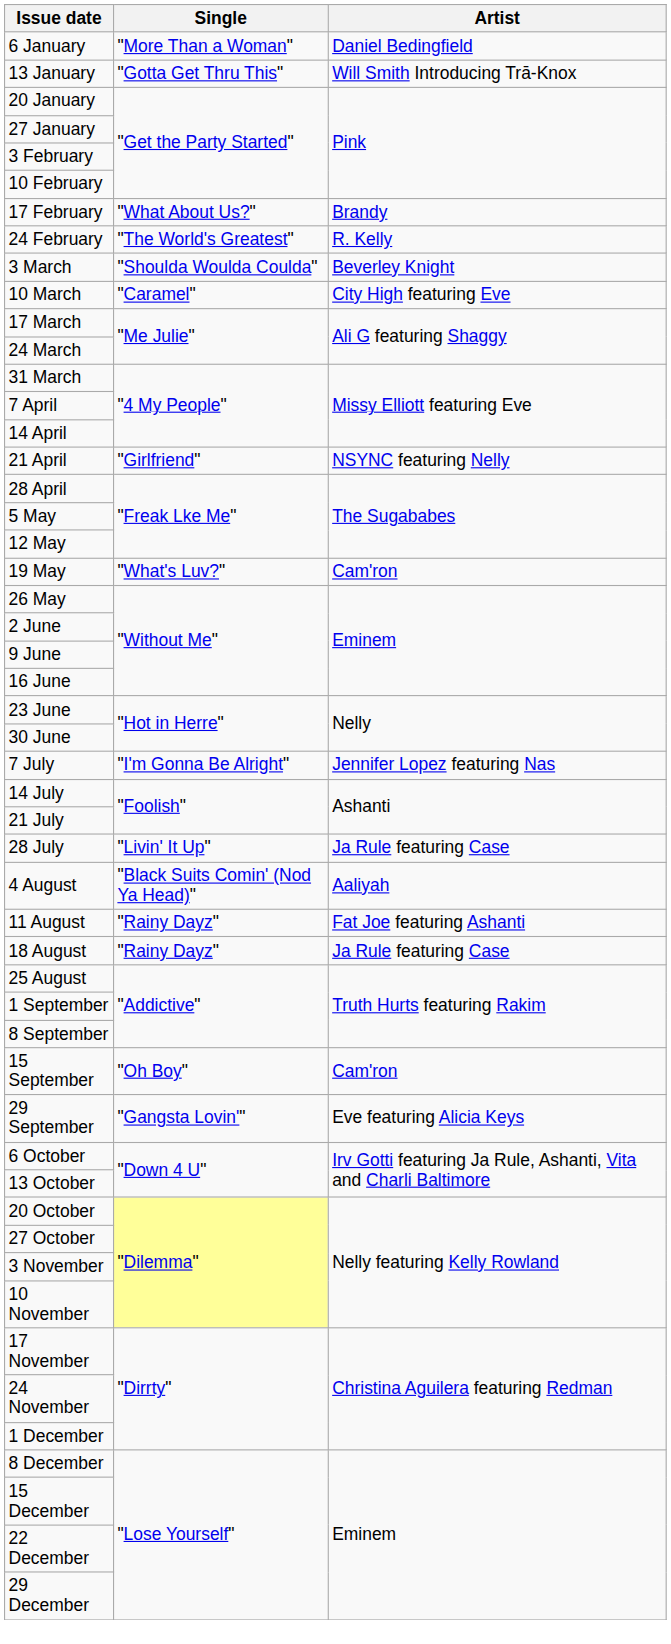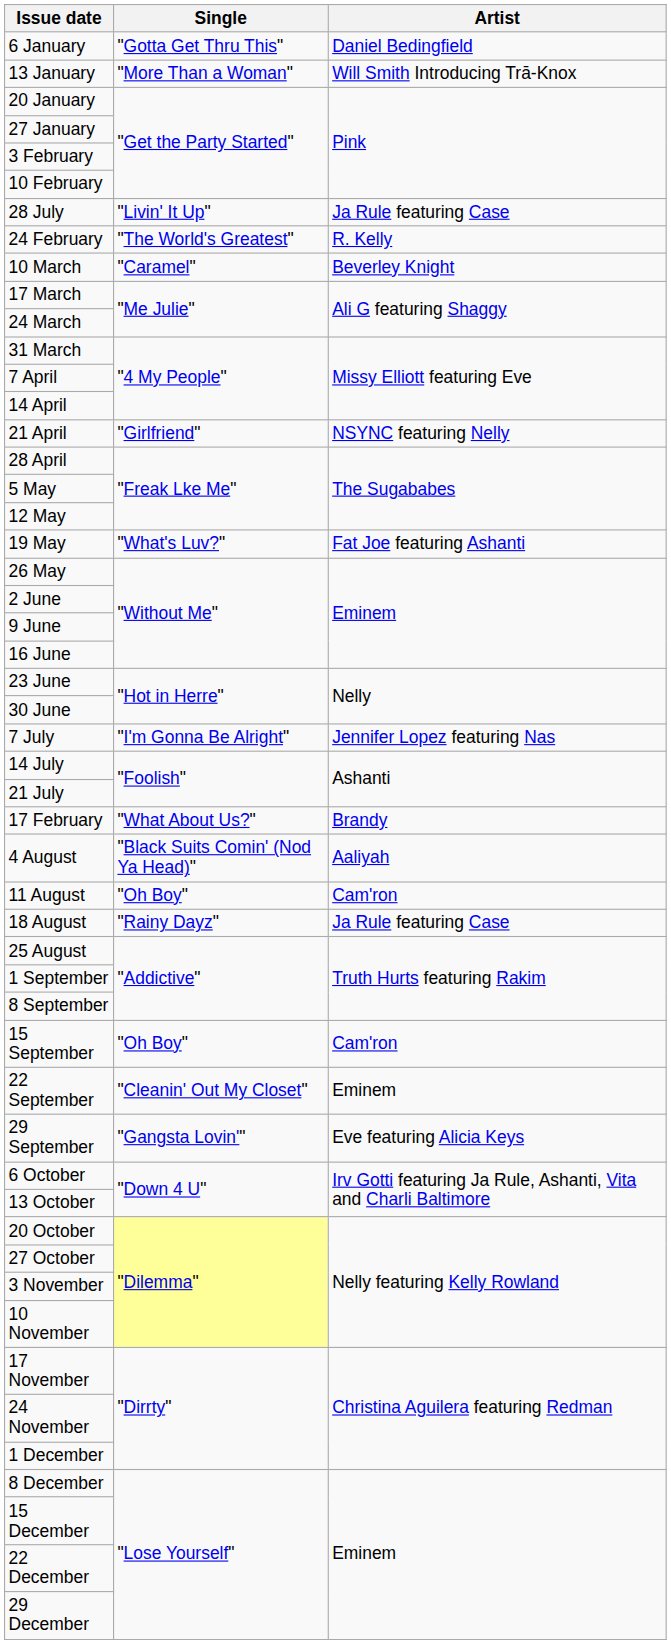(205, 45) "More Than a Woman" -> (200, 45) "Gotta Get Thru This"
(200, 73) "Gotta Get Thru This" -> (205, 73) "More Than a Woman"
rows swapped: (56, 211) <-> (36, 848)
- row: (40, 267)
(421, 294) City High featuring Eve -> (393, 267) Beverley Knight
(365, 571) Cam'ron -> (429, 543) Fat Joe featuring Ashanti
(168, 923) "Rainy Dayz" -> (153, 895) "Oh Boy"
(429, 923) Fat Joe featuring Ashanti -> (365, 895) Cam'ron
+ row: (51, 1090)
